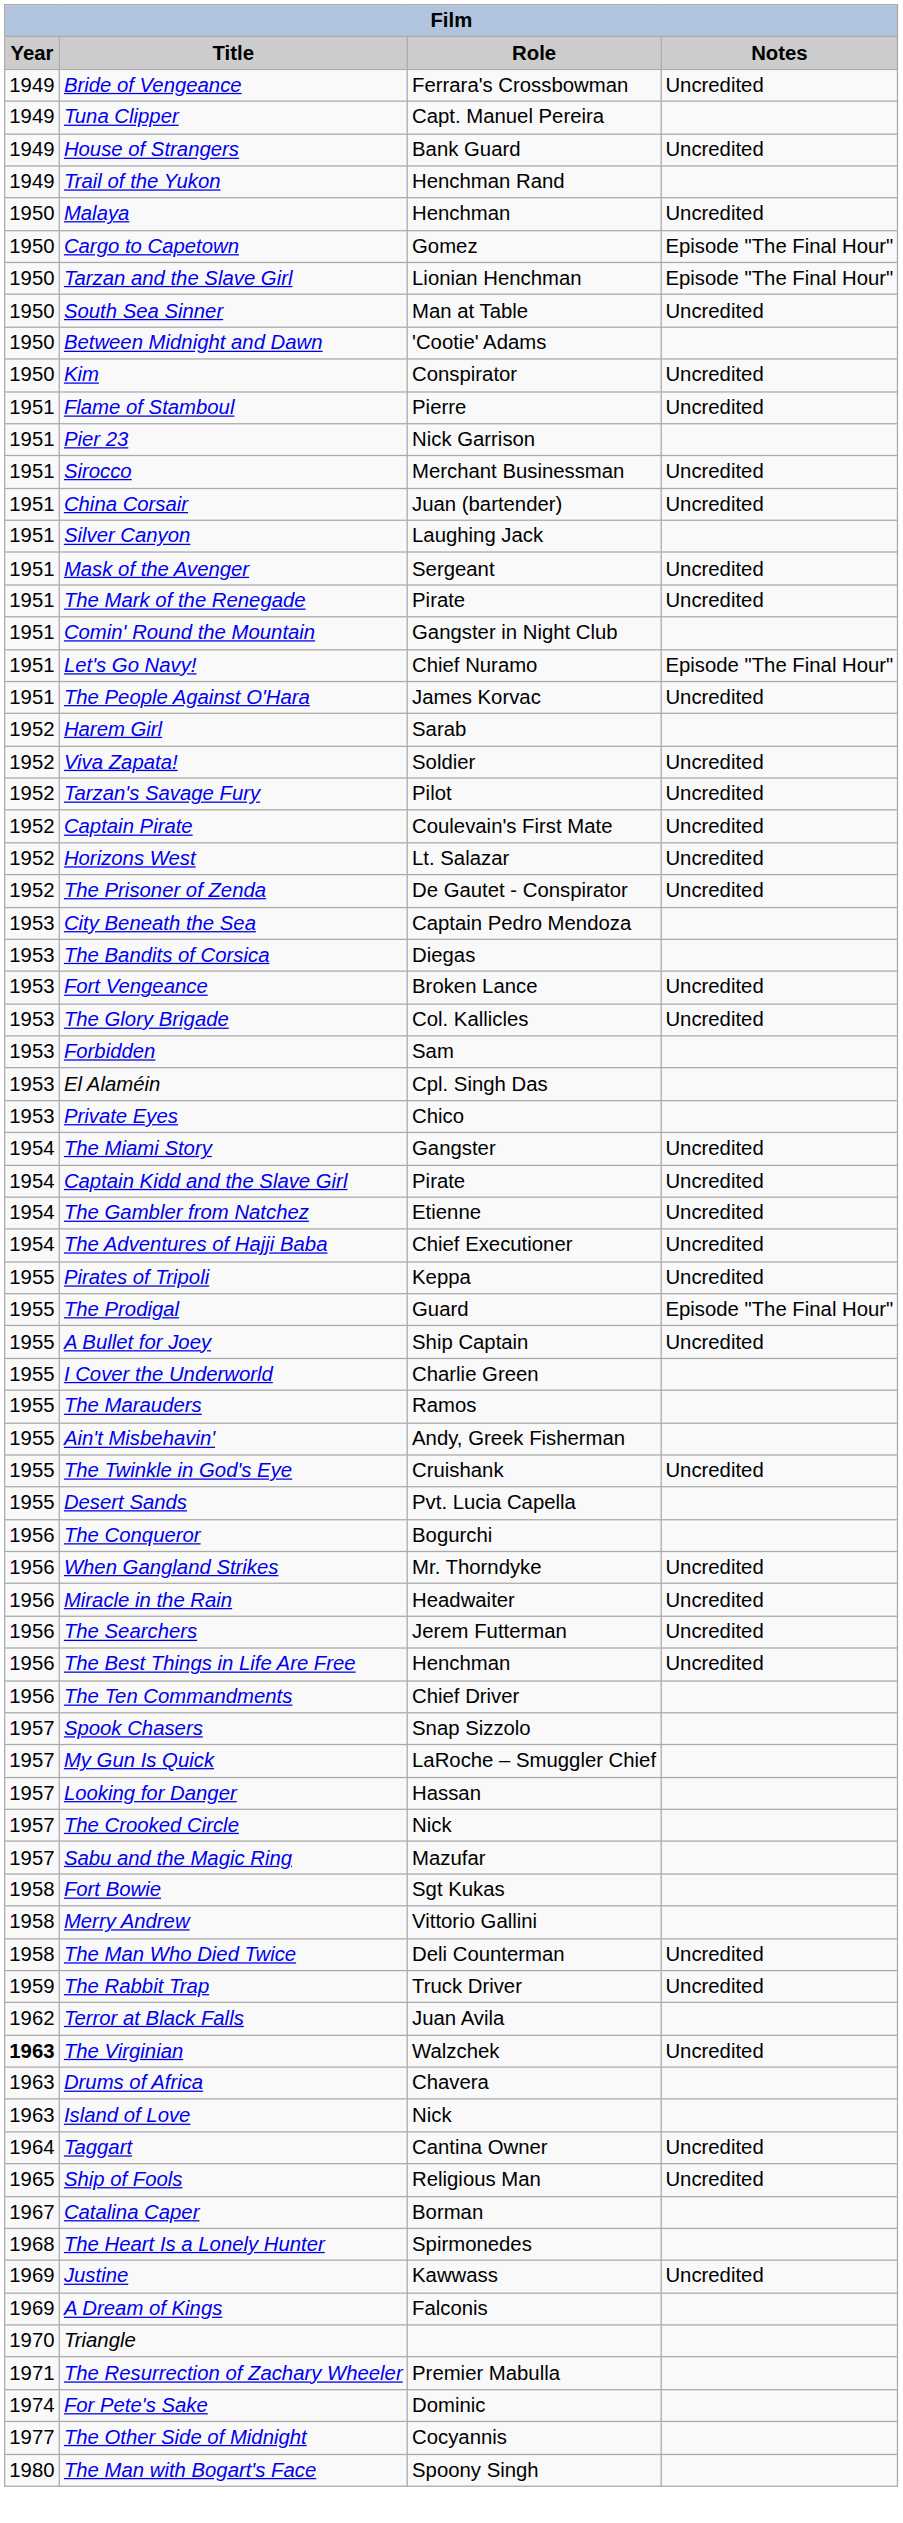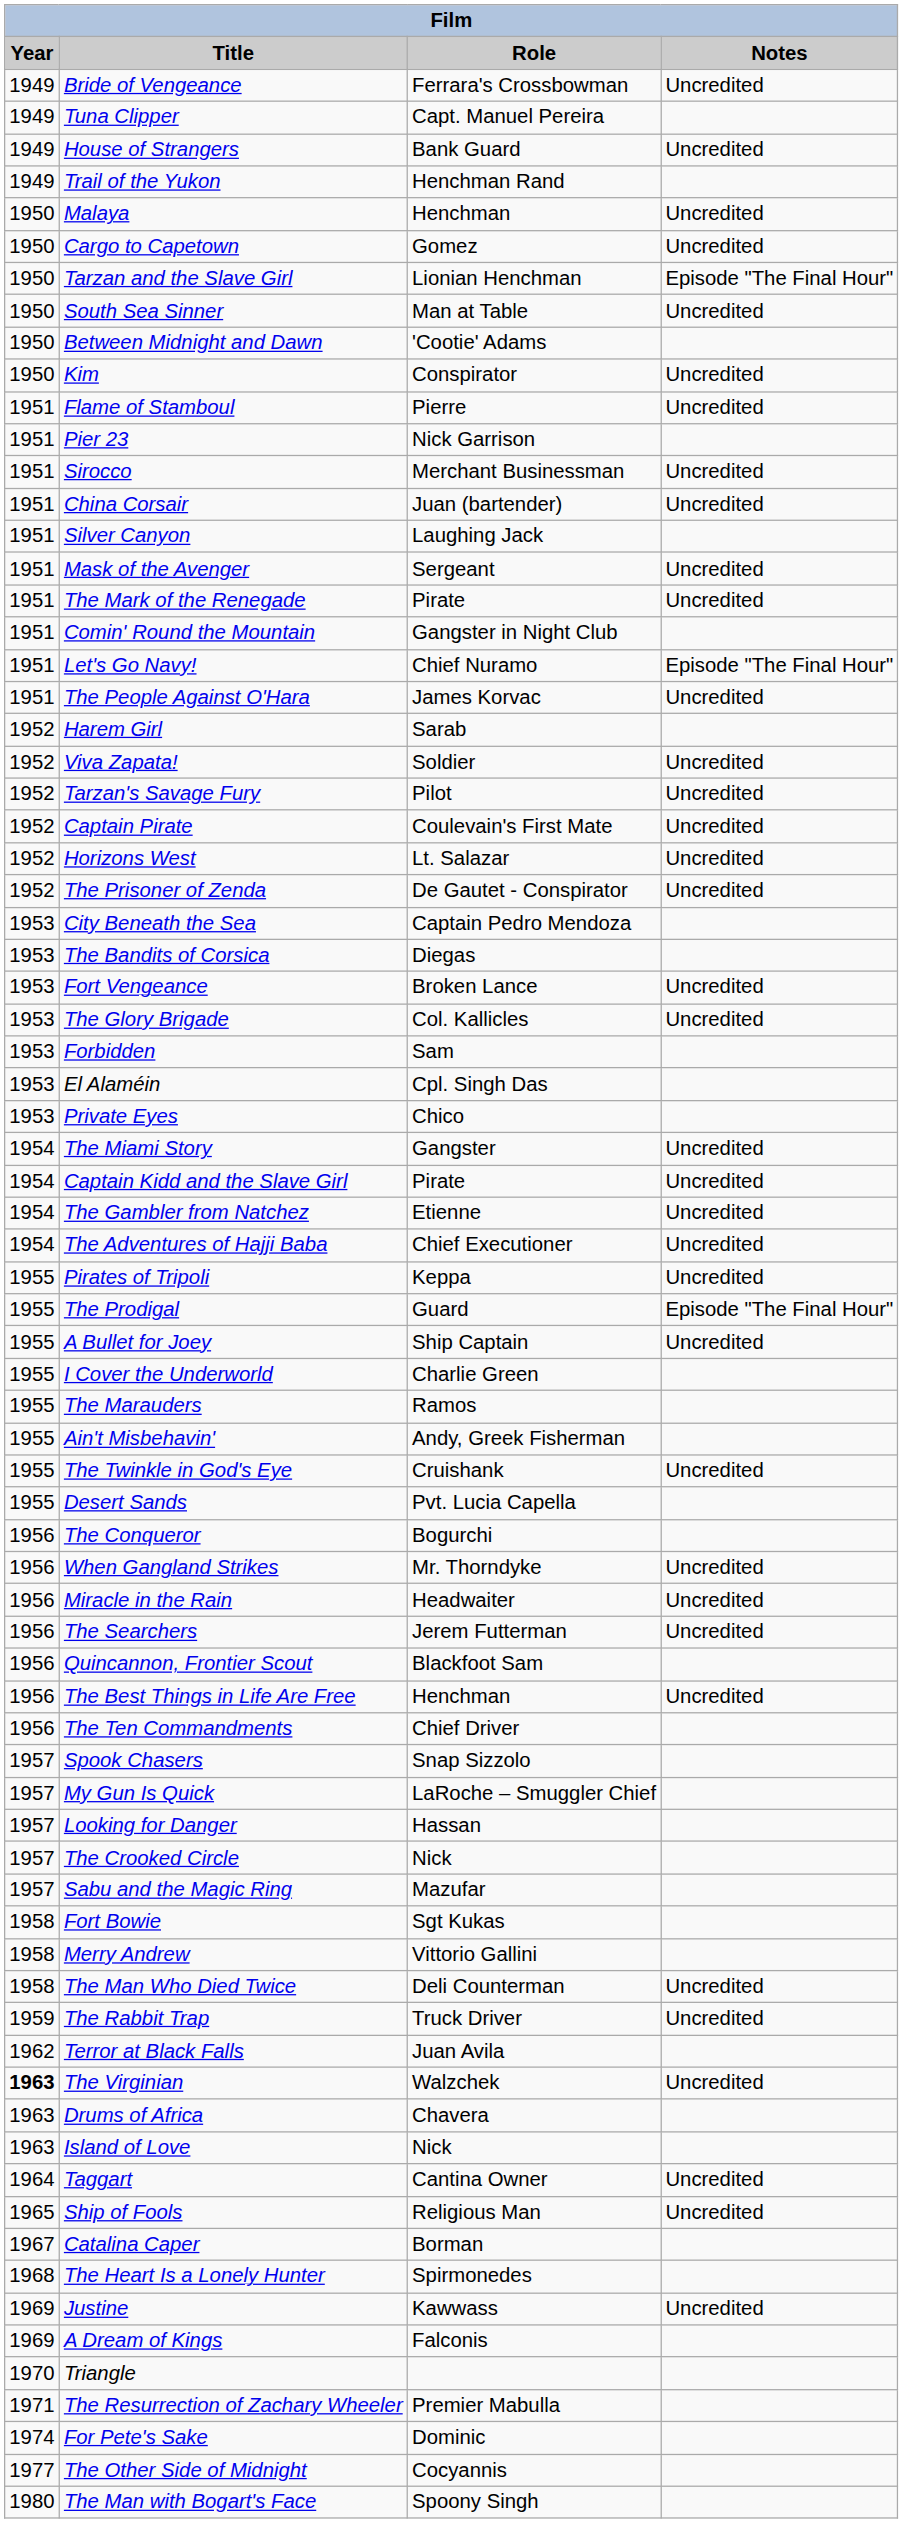(779, 246) Episode "The Final Hour" -> (715, 246) Uncredited
+ row: (188, 1664)
